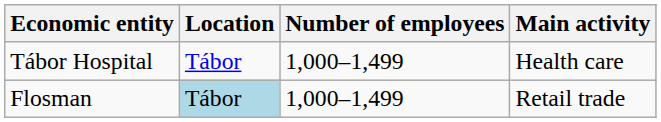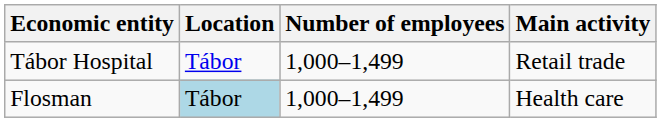(570, 60) Health care -> (570, 60) Retail trade
(570, 98) Retail trade -> (570, 98) Health care
